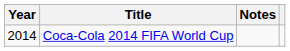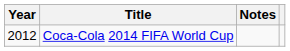(22, 35) 2014 -> (22, 35) 2012
